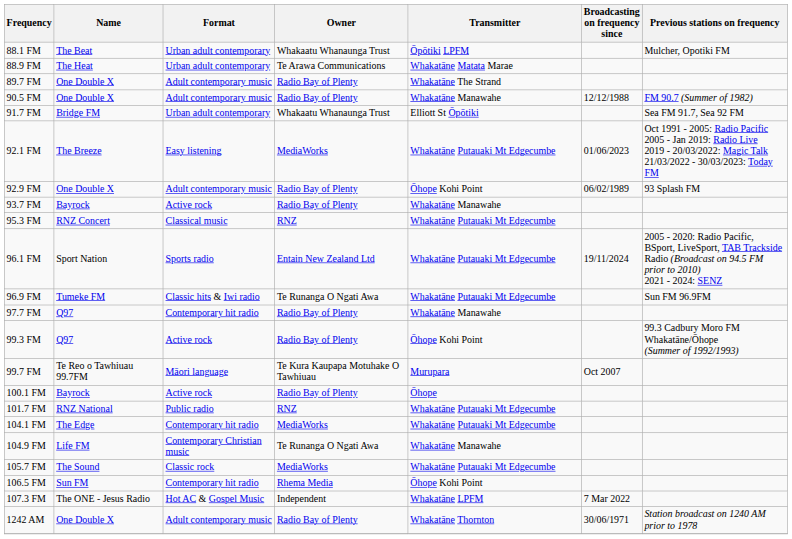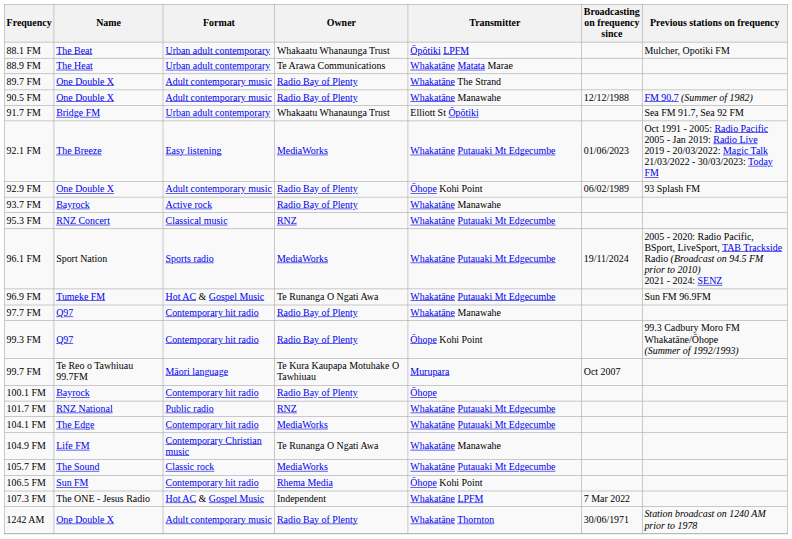(326, 258) Entain New Zealand Ltd -> (302, 258) MediaWorks
(213, 297) Classic hits & Iwi radio -> (215, 297) Hot AC & Gospel Music
(189, 339) Active rock -> (212, 339) Contemporary hit radio
(189, 393) Active rock -> (212, 393) Contemporary hit radio
